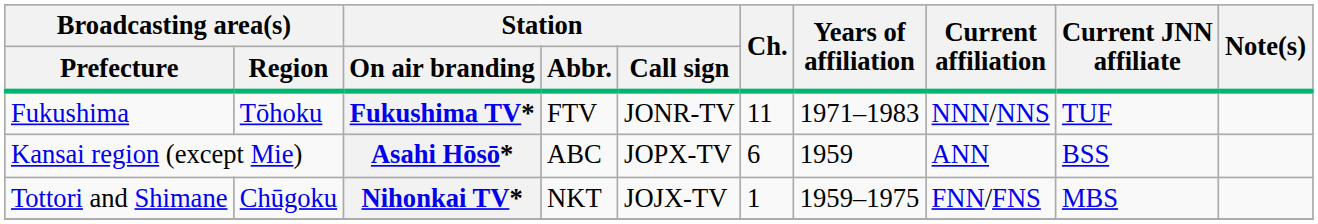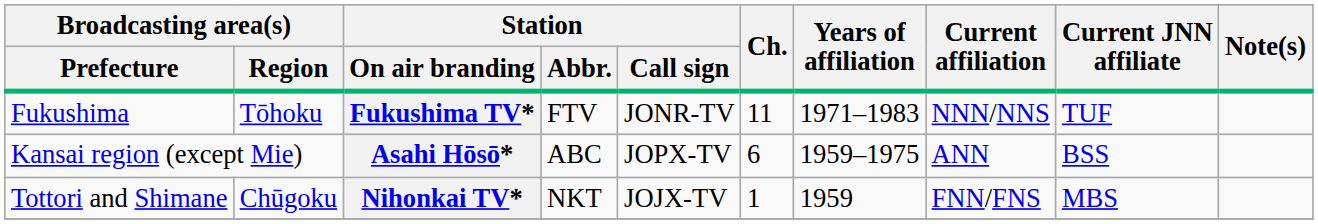(826, 155) 1959 -> (860, 155) 1959–1975
(860, 197) 1959–1975 -> (826, 197) 1959
